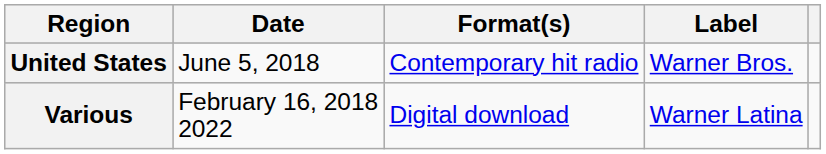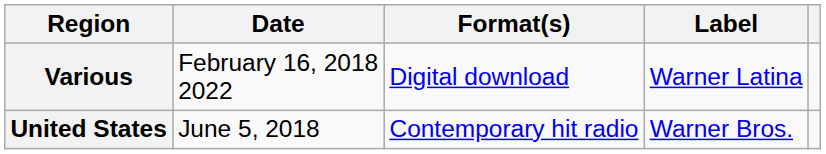rows swapped: (89, 115) <-> (89, 62)
